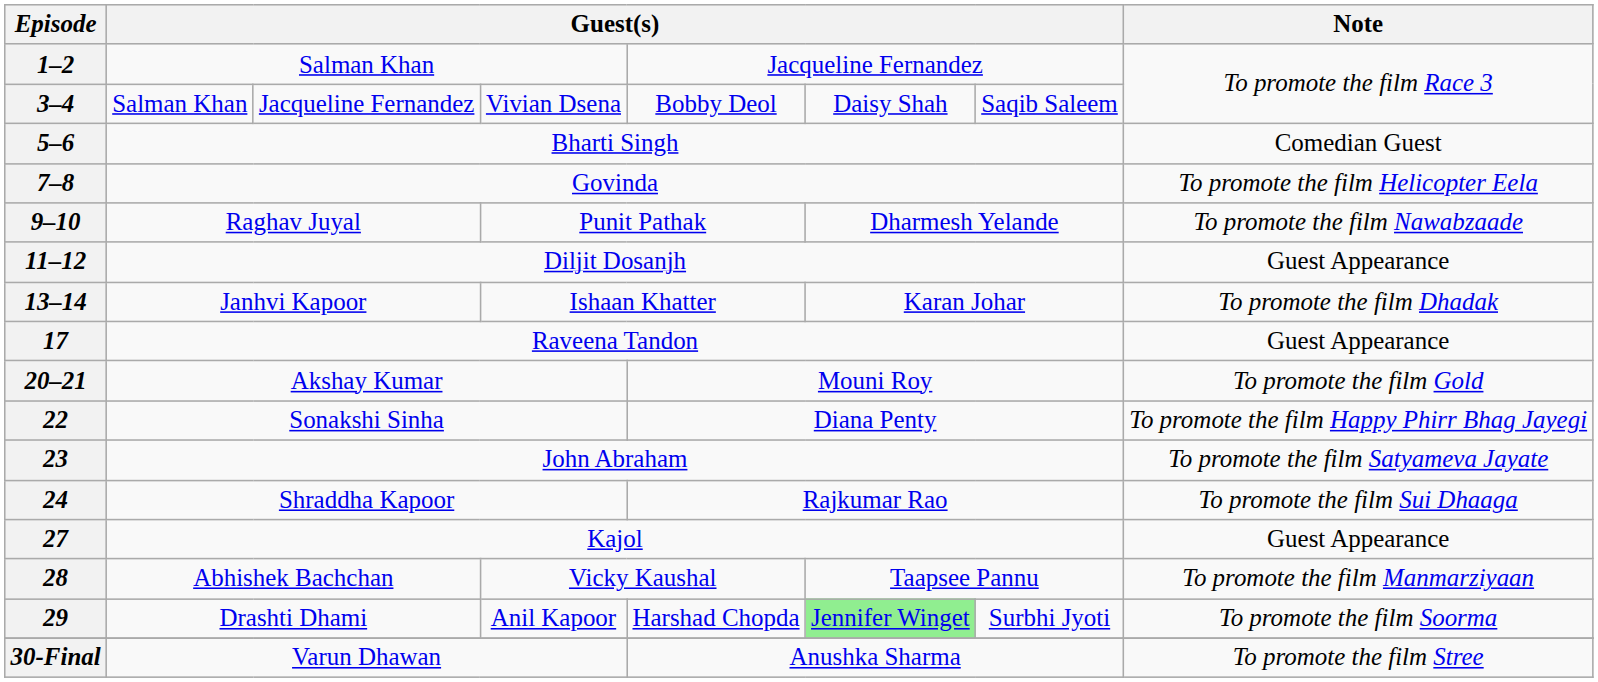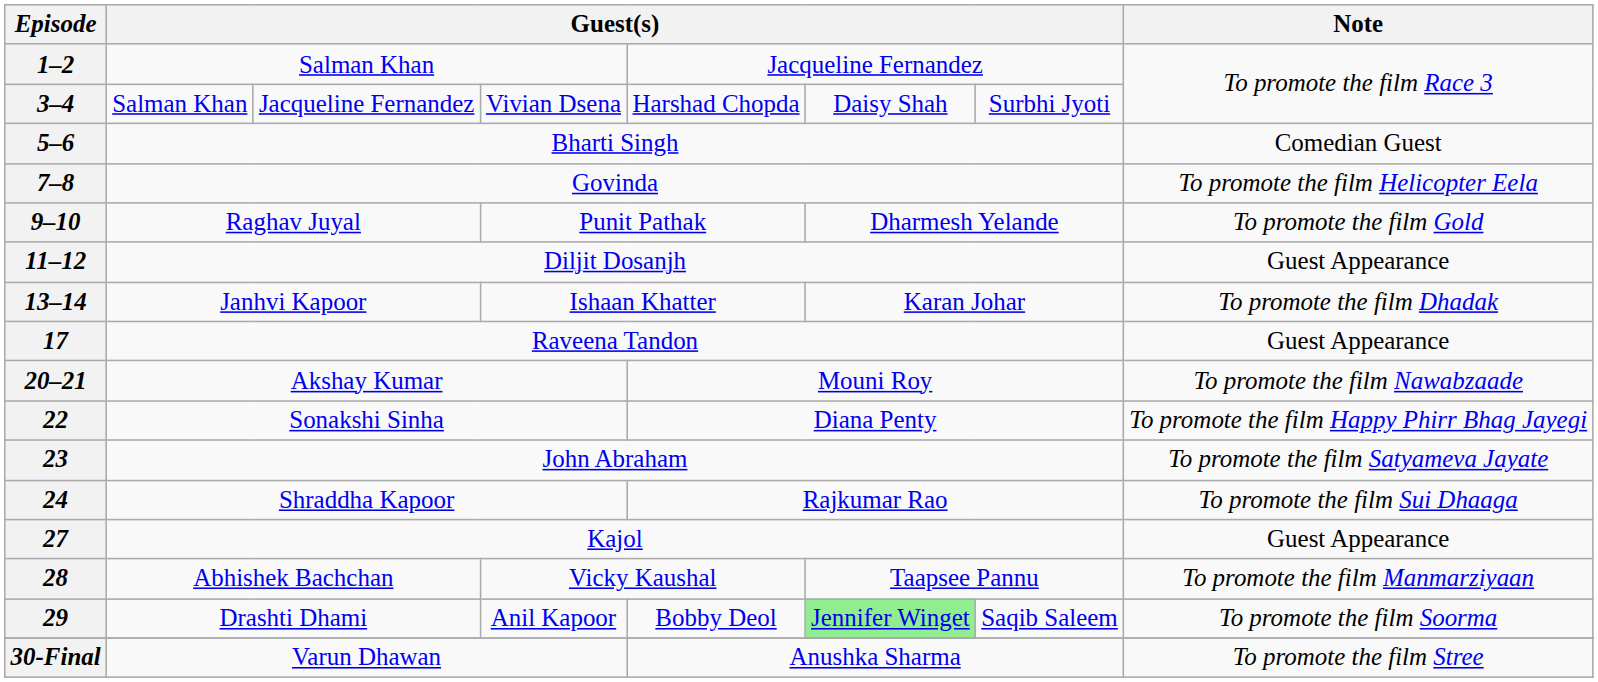(716, 103) Bobby Deol -> (716, 103) Harshad Chopda
(1050, 103) Saqib Saleem -> (1050, 103) Surbhi Jyoti
(1358, 222) To promote the film Nawabzaade -> (1358, 222) To promote the film Gold
(1358, 380) To promote the film Gold -> (1358, 380) To promote the film Nawabzaade
(716, 618) Harshad Chopda -> (716, 618) Bobby Deol
(1050, 618) Surbhi Jyoti -> (1050, 618) Saqib Saleem
